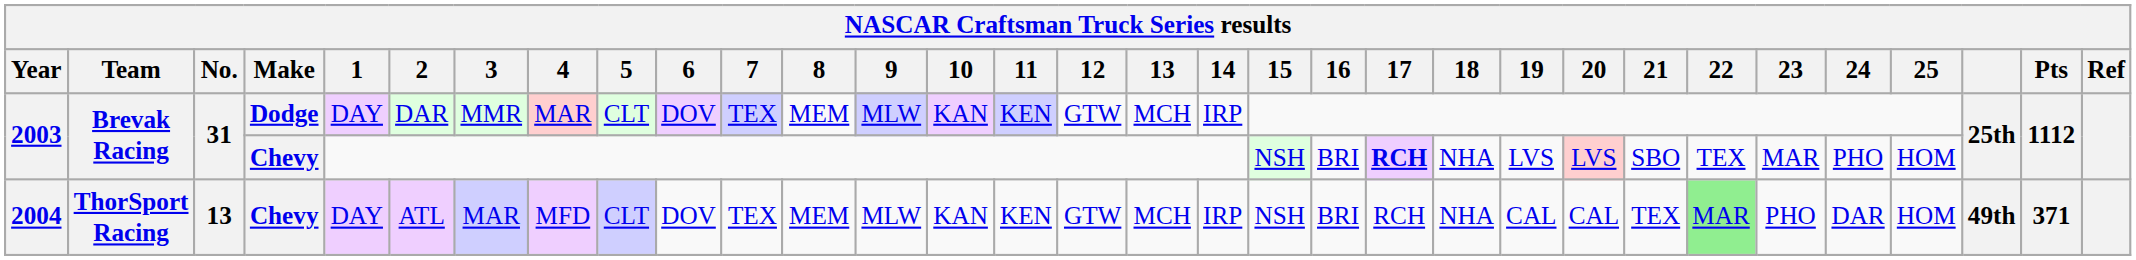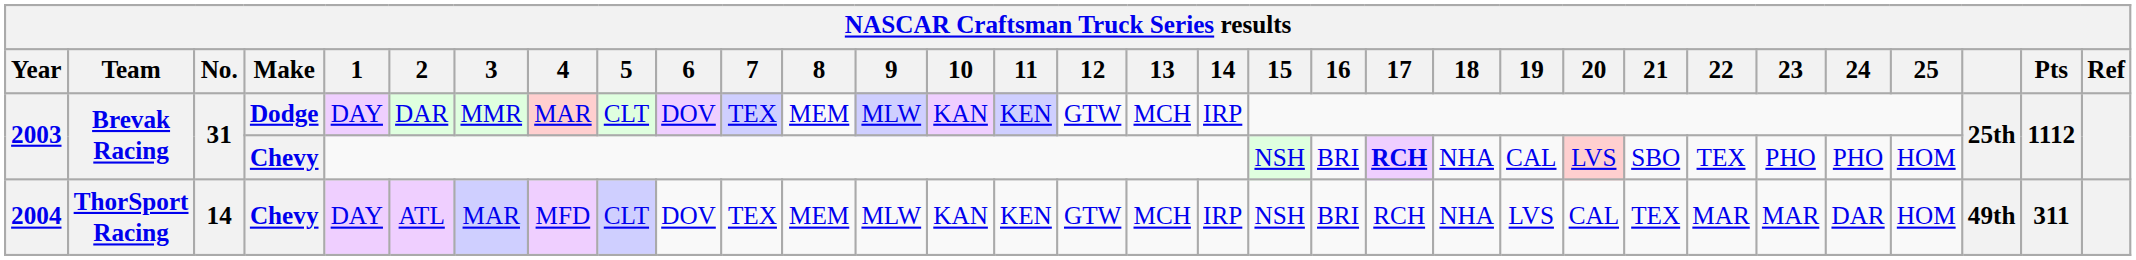(1531, 157) LVS -> (1531, 157) CAL
(1791, 157) MAR -> (1791, 157) PHO
(219, 216) 13 -> (219, 216) 14
(1531, 216) CAL -> (1531, 216) LVS
(1721, 216) lightgreen background -> (1721, 216) no background
(1791, 216) PHO -> (1791, 216) MAR
(2051, 216) 371 -> (2051, 216) 311
